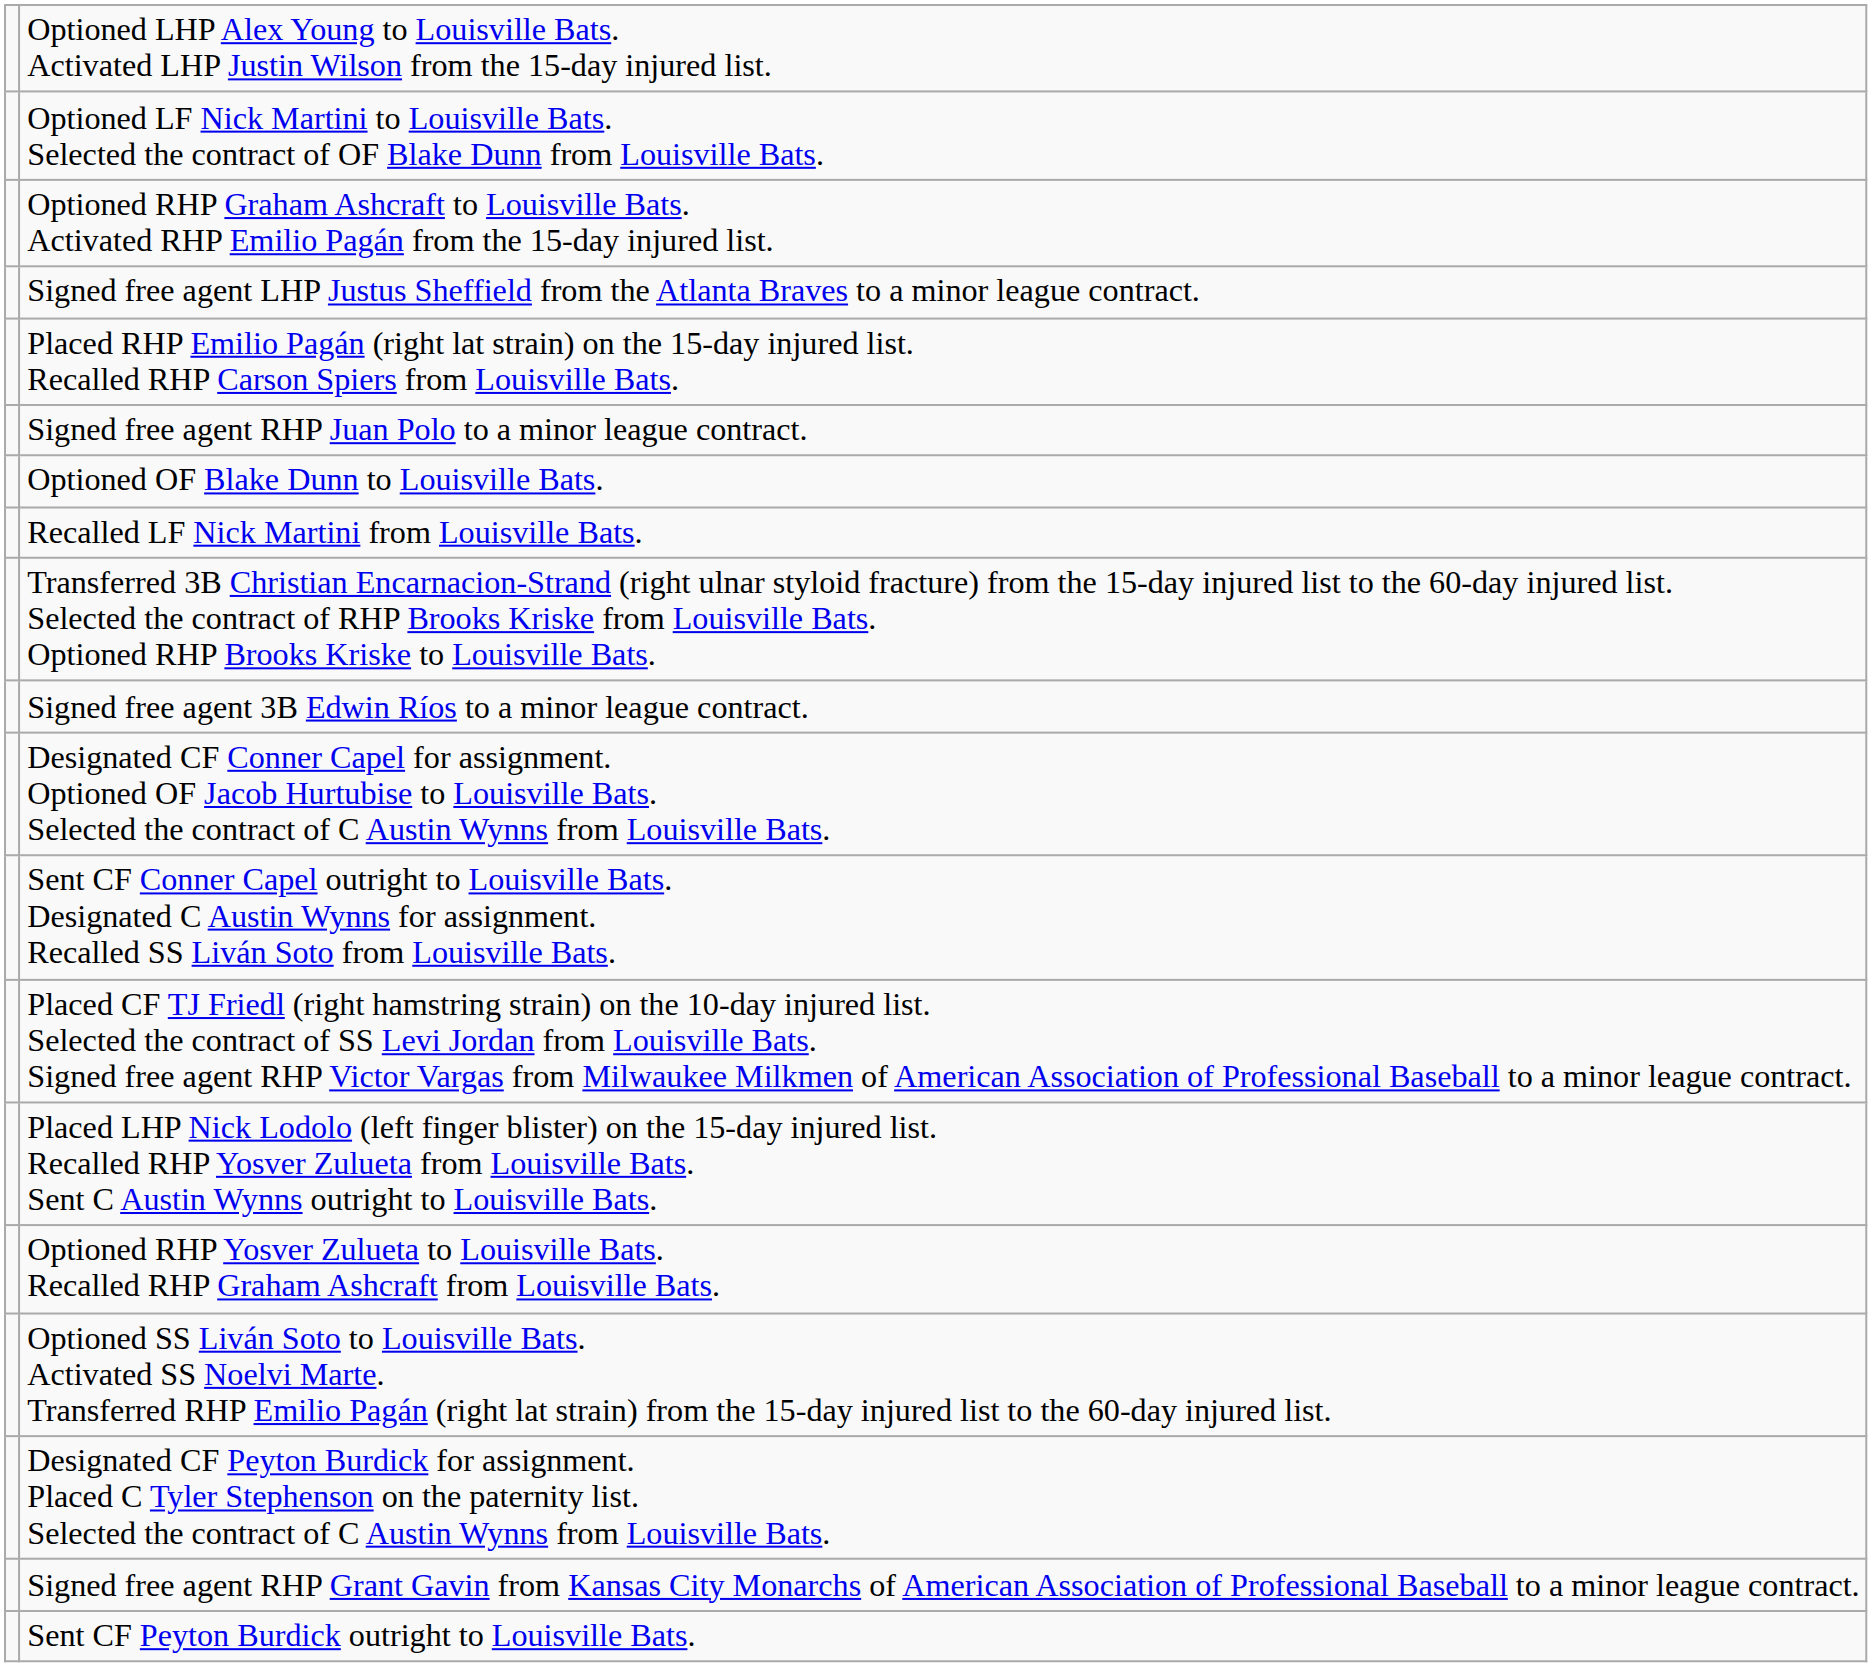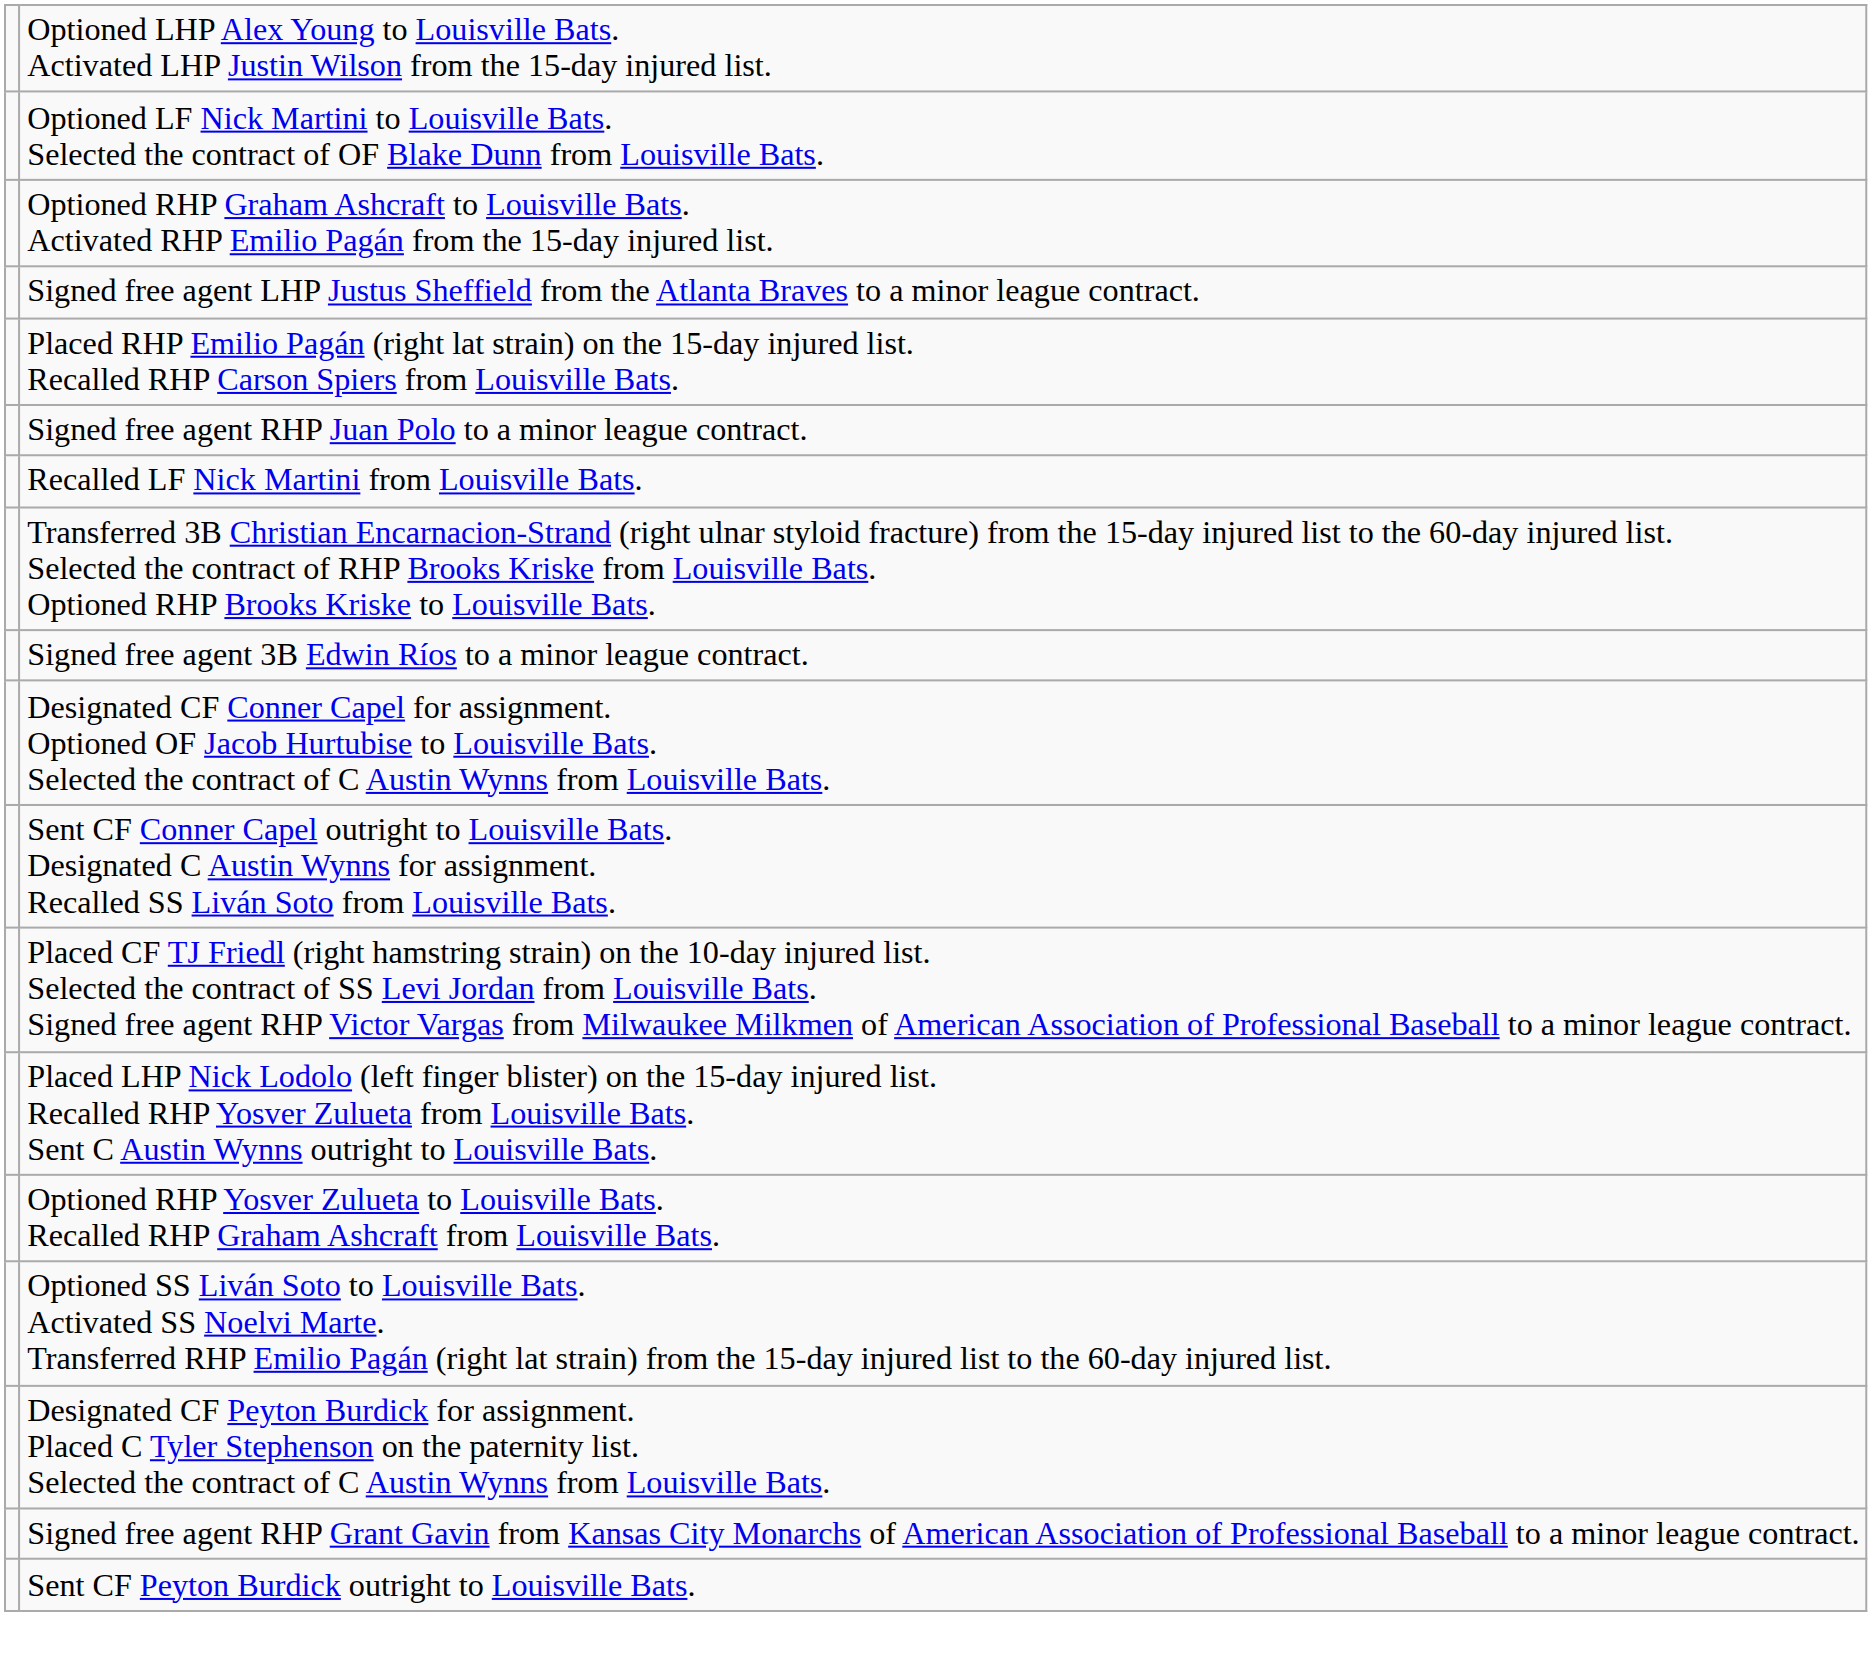- row: (315, 480)
